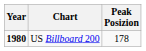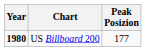(121, 38) 178 -> (121, 38) 177
